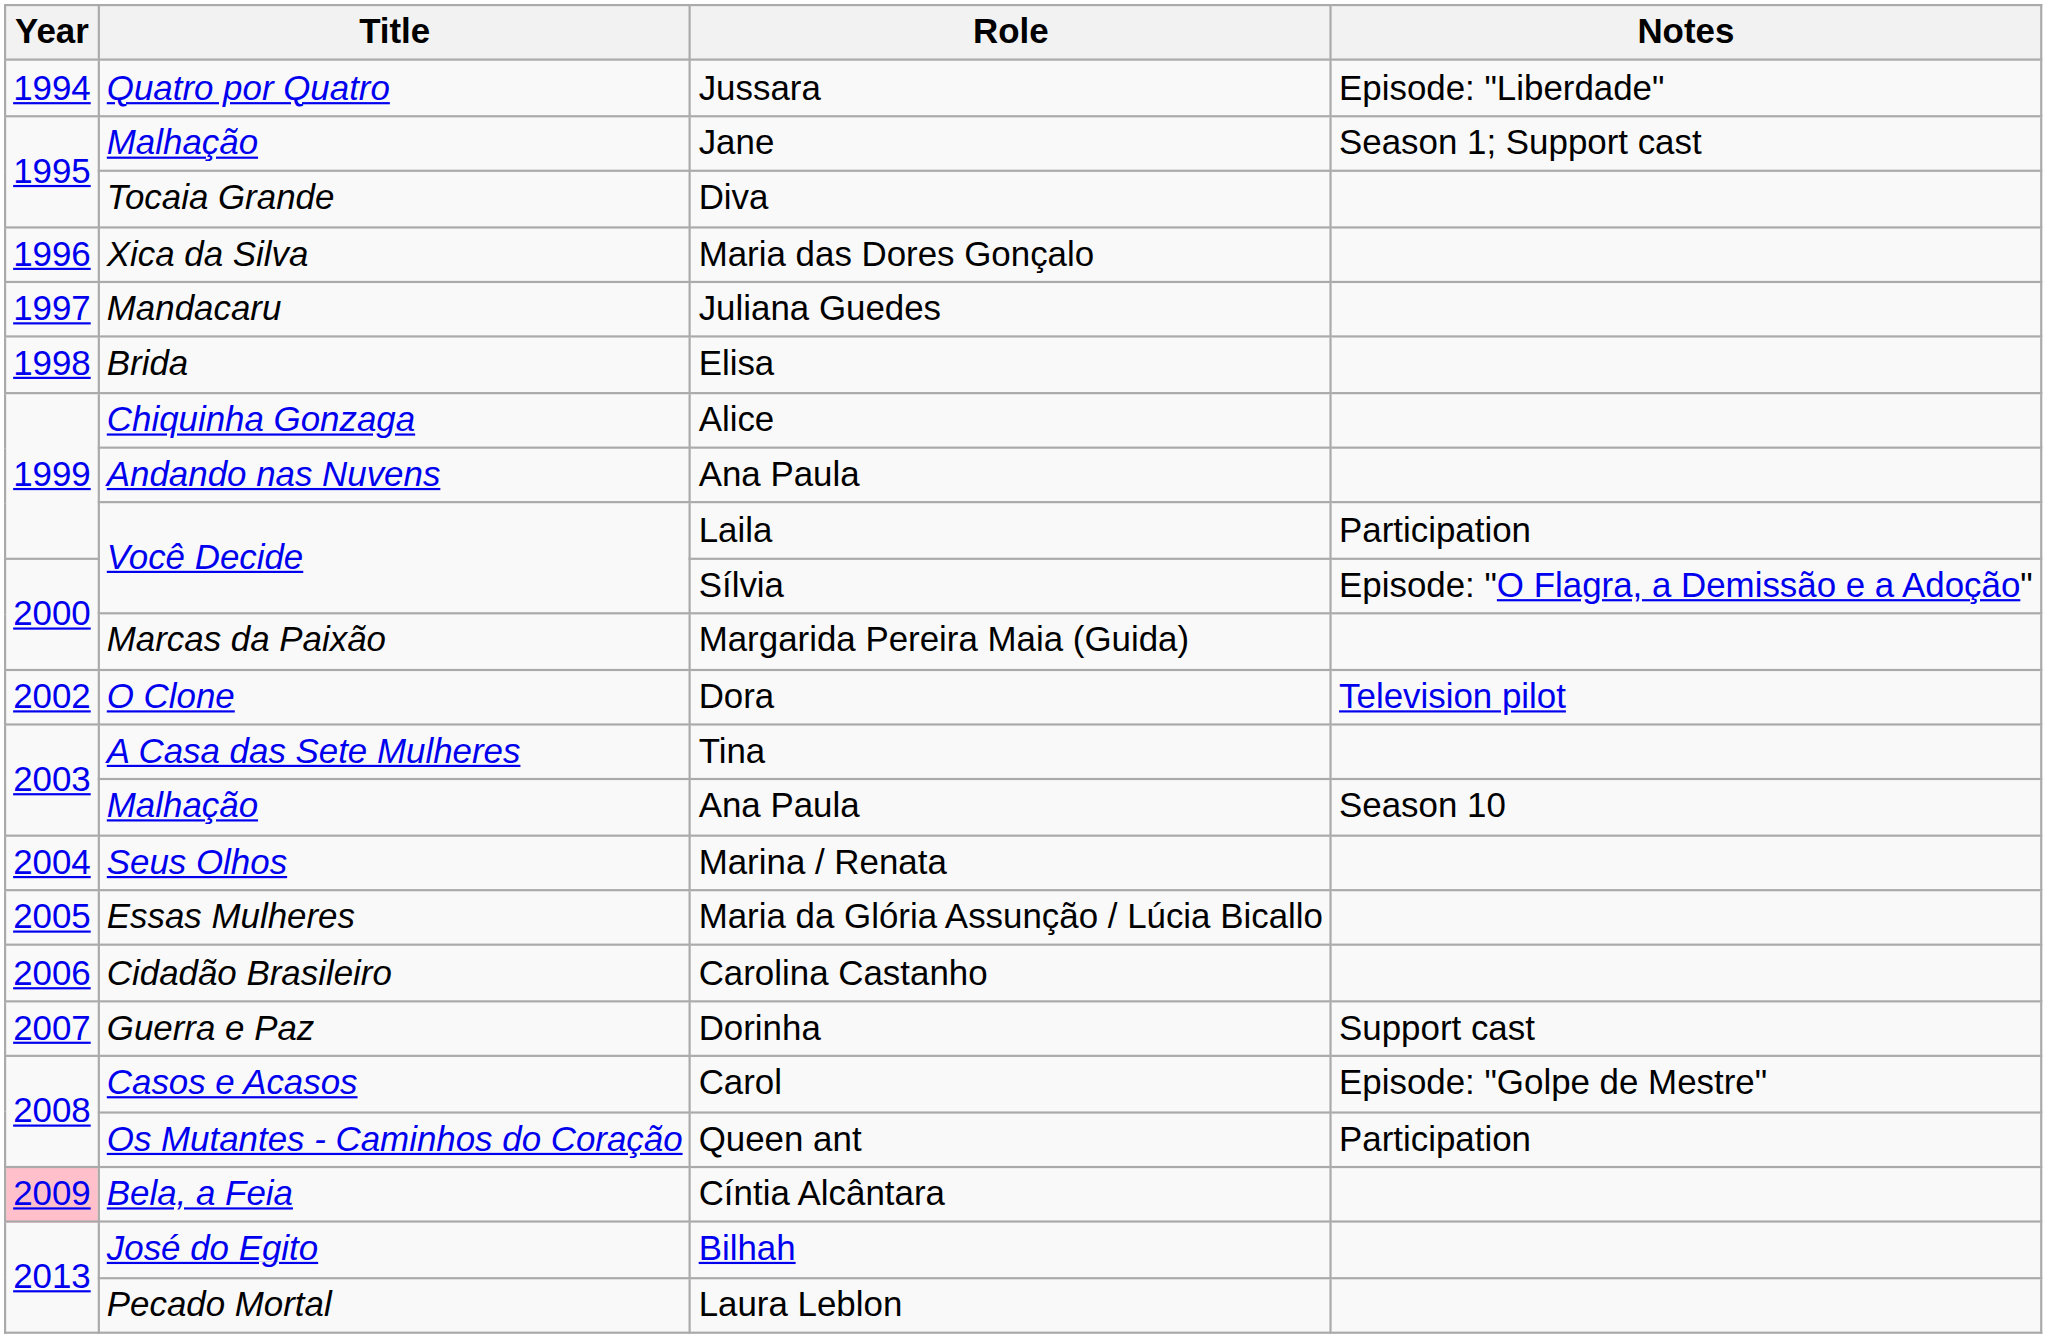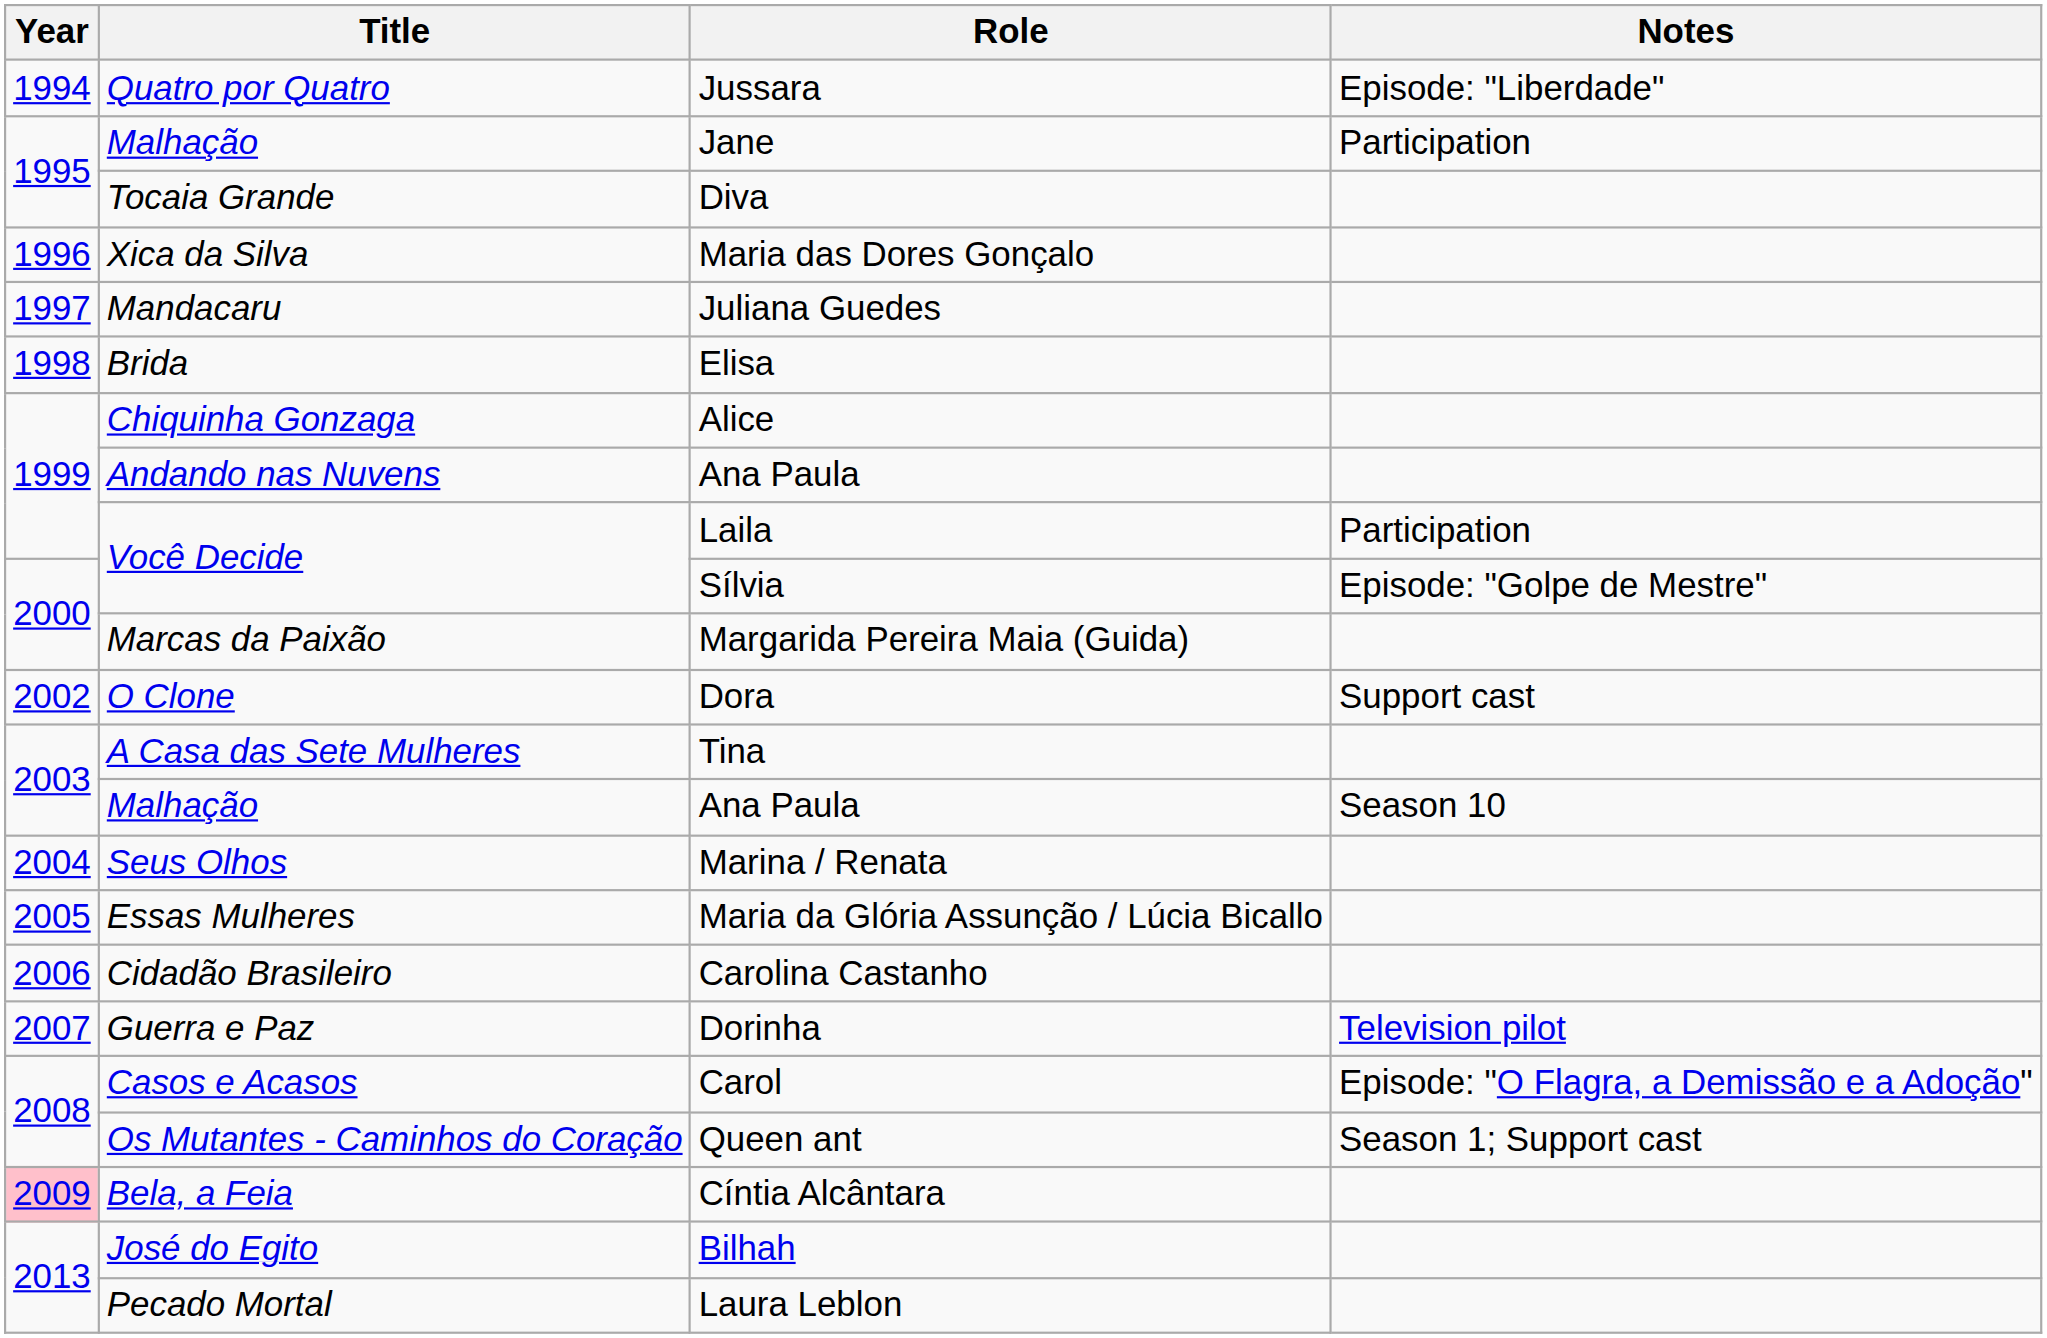(1520, 142) Season 1; Support cast -> (1435, 142) Participation
(1686, 585) Episode: "O Flagra, a Demissão e a Adoção" -> (1553, 585) Episode: "Golpe de Mestre"
(1452, 695) Television pilot -> (1437, 695) Support cast
(1437, 1027) Support cast -> (1452, 1027) Television pilot
(1553, 1083) Episode: "Golpe de Mestre" -> (1686, 1083) Episode: "O Flagra, a Demissão e a Adoção"
(1435, 1138) Participation -> (1520, 1138) Season 1; Support cast
